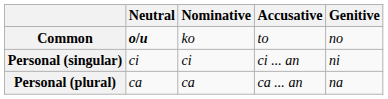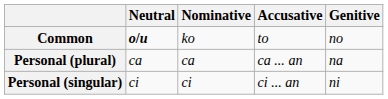rows swapped: (65, 60) <-> (65, 82)
